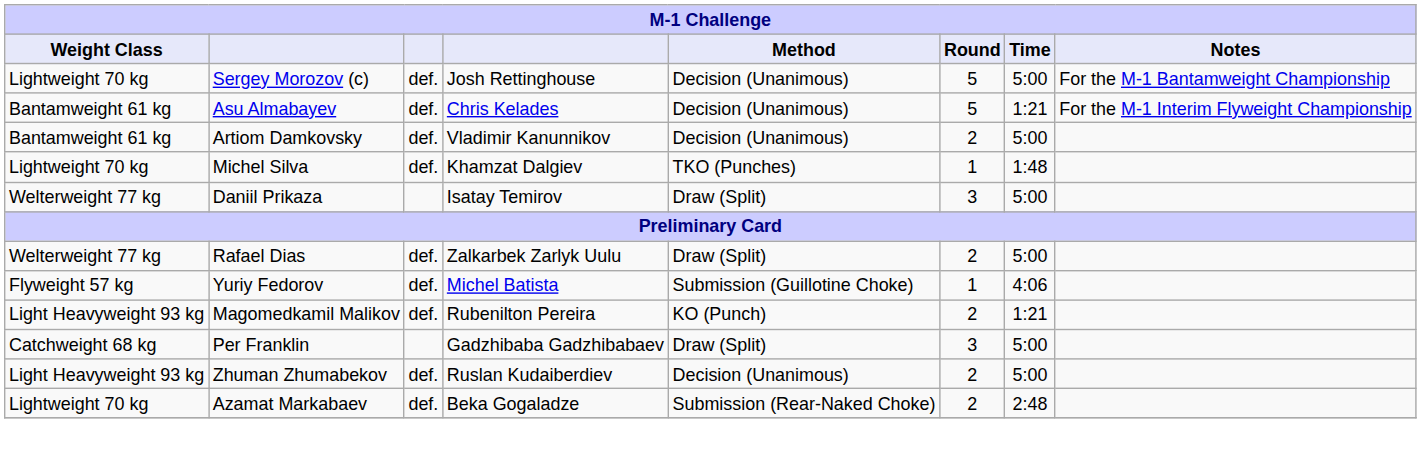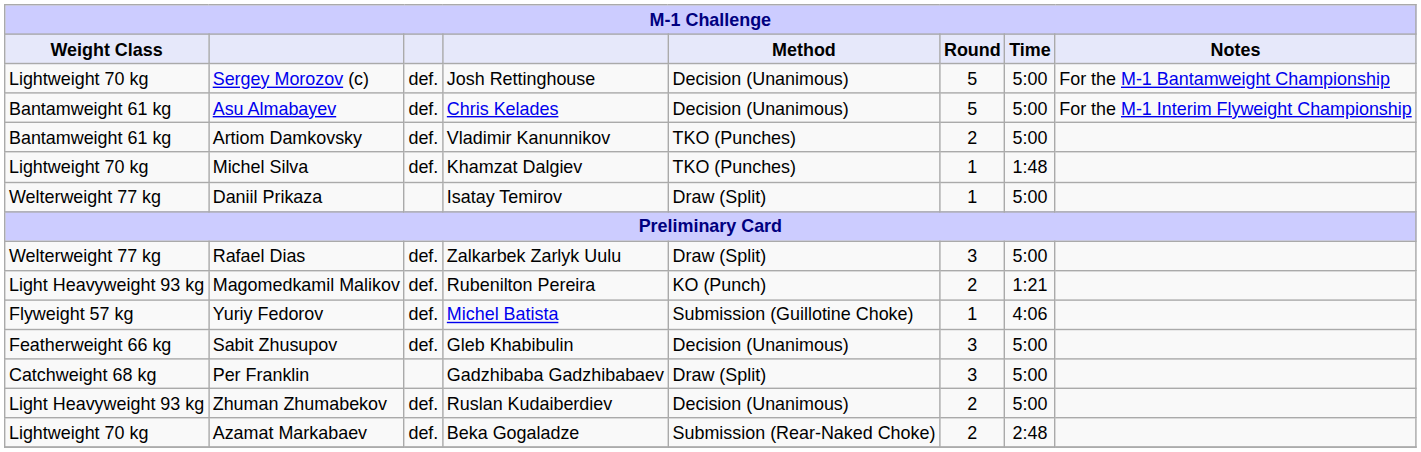(1030, 108) 1:21 -> (1030, 108) 5:00
(761, 137) Decision (Unanimous) -> (734, 137) TKO (Punches)
(972, 196) 3 -> (972, 196) 1
(972, 256) 2 -> (972, 256) 3
rows swapped: (268, 285) <-> (306, 315)
+ row: (275, 344)
